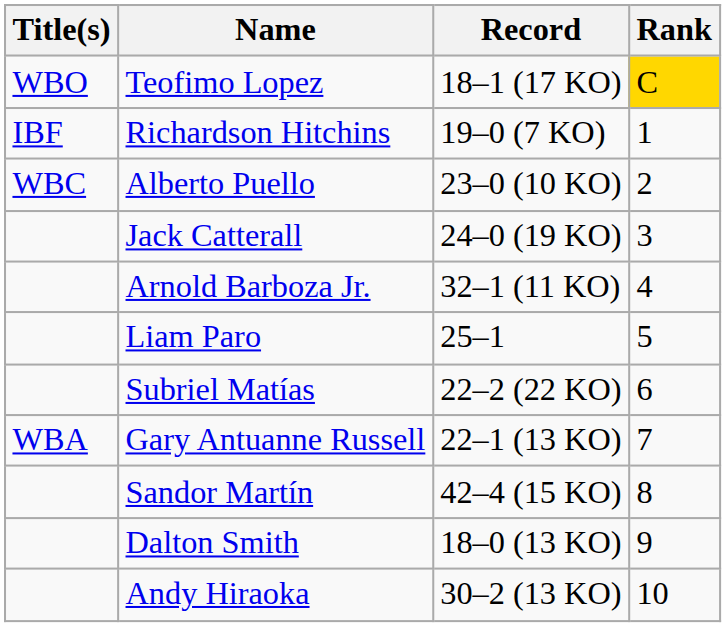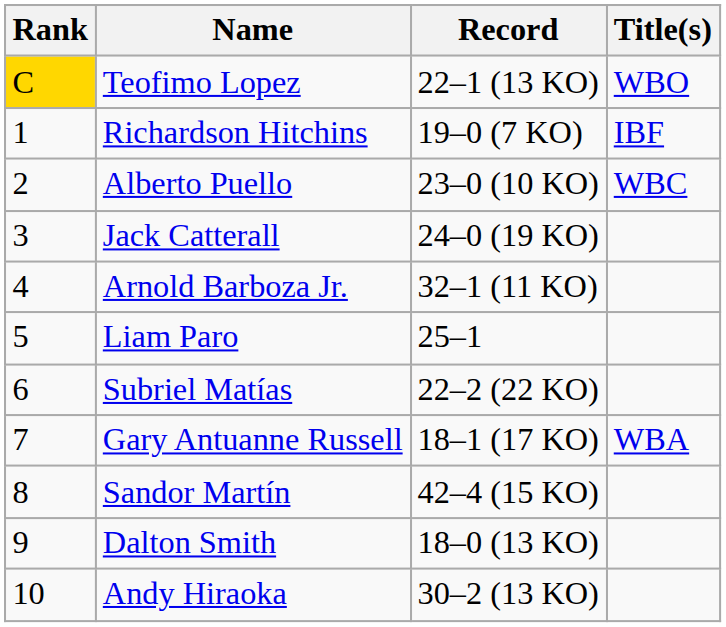columns swapped: (674, 30) <-> (62, 30)
(531, 81) 18–1 (17 KO) -> (508, 81) 22–1 (13 KO)
(531, 440) 22–1 (13 KO) -> (508, 440) 18–1 (17 KO)
